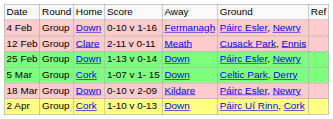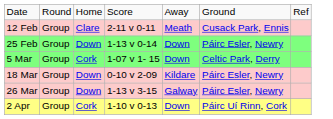- row: (19, 28)
+ row: (22, 91)
